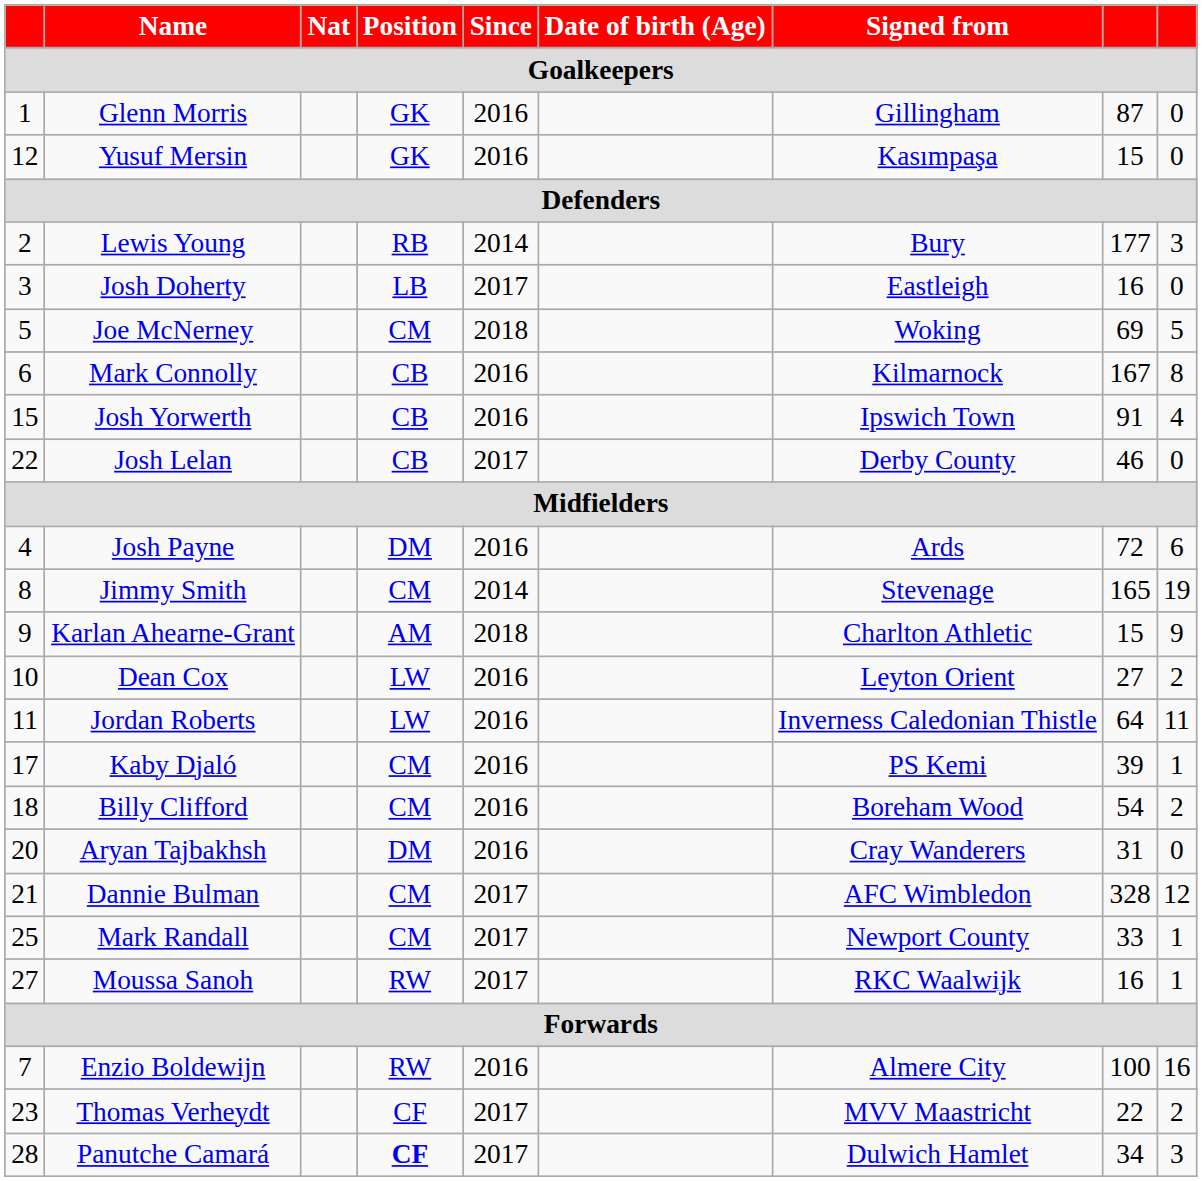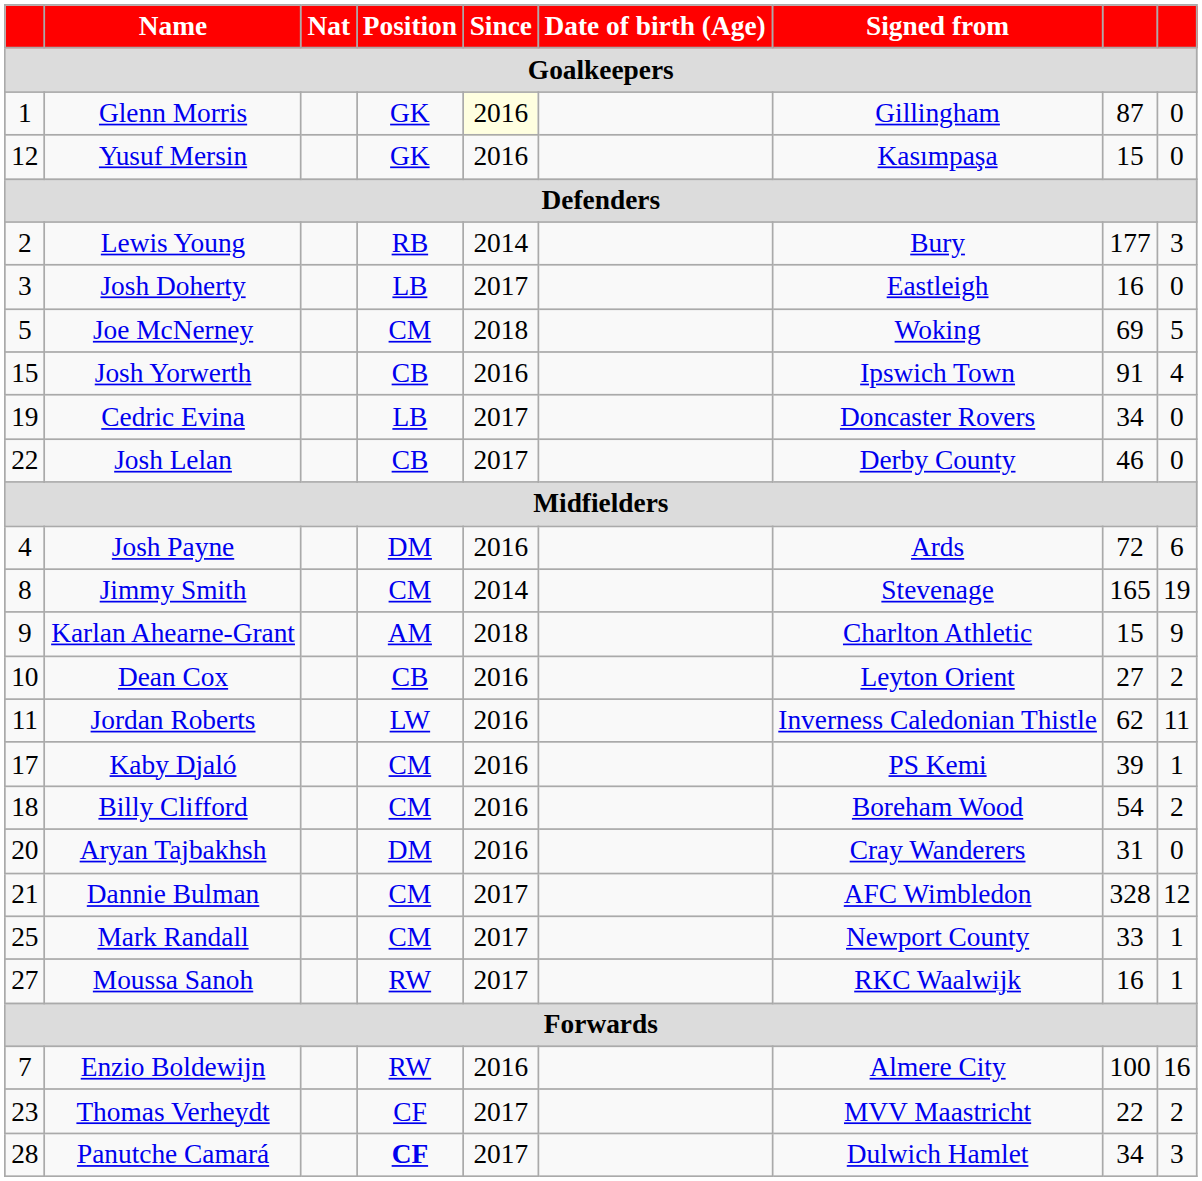(501, 112) no background -> (501, 112) lightyellow background
- row: (173, 373)
+ row: (173, 416)
(410, 677) LW -> (410, 677) CB
(1130, 720) 64 -> (1130, 720) 62
